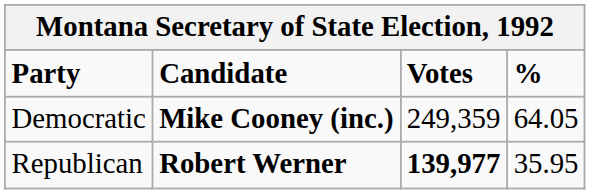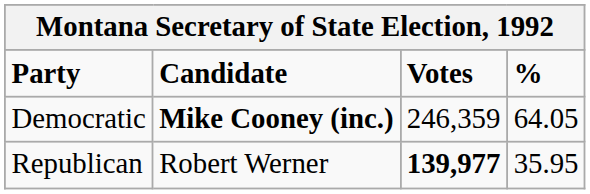(454, 118) 249,359 -> (454, 118) 246,359
(253, 164) bold -> (244, 164) normal
